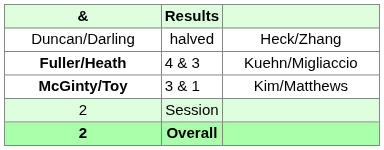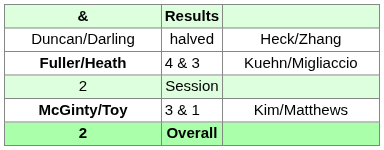rows swapped: (83, 86) <-> (83, 110)
